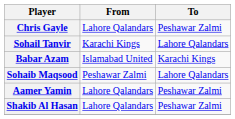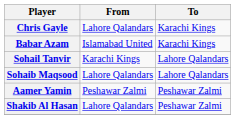(190, 28) Peshawar Zalmi -> (186, 28) Karachi Kings
rows swapped: (42, 43) <-> (42, 59)
(114, 75) Peshawar Zalmi -> (118, 75) Lahore Qalandars
(118, 91) Lahore Qalandars -> (114, 91) Peshawar Zalmi
